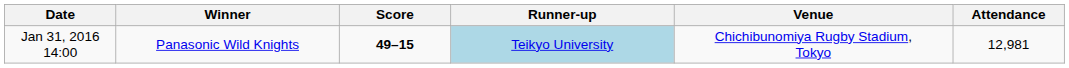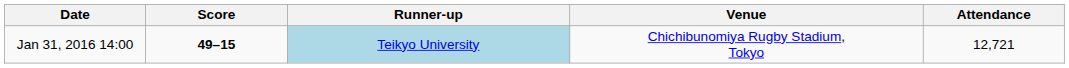- column: (228, 15)
(1009, 44) 12,981 -> (994, 44) 12,721
